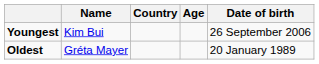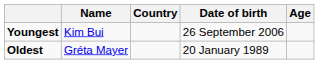columns swapped: (260, 13) <-> (194, 13)
